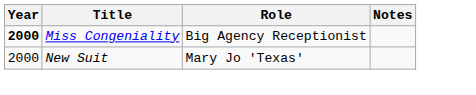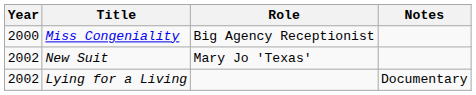(23, 37) bold -> (23, 37) normal
(23, 58) 2000 -> (23, 58) 2002
+ row: (116, 79)
